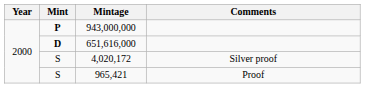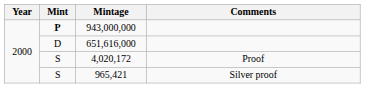(58, 43) bold -> (58, 43) normal
(253, 59) Silver proof -> (253, 59) Proof
(253, 75) Proof -> (253, 75) Silver proof
